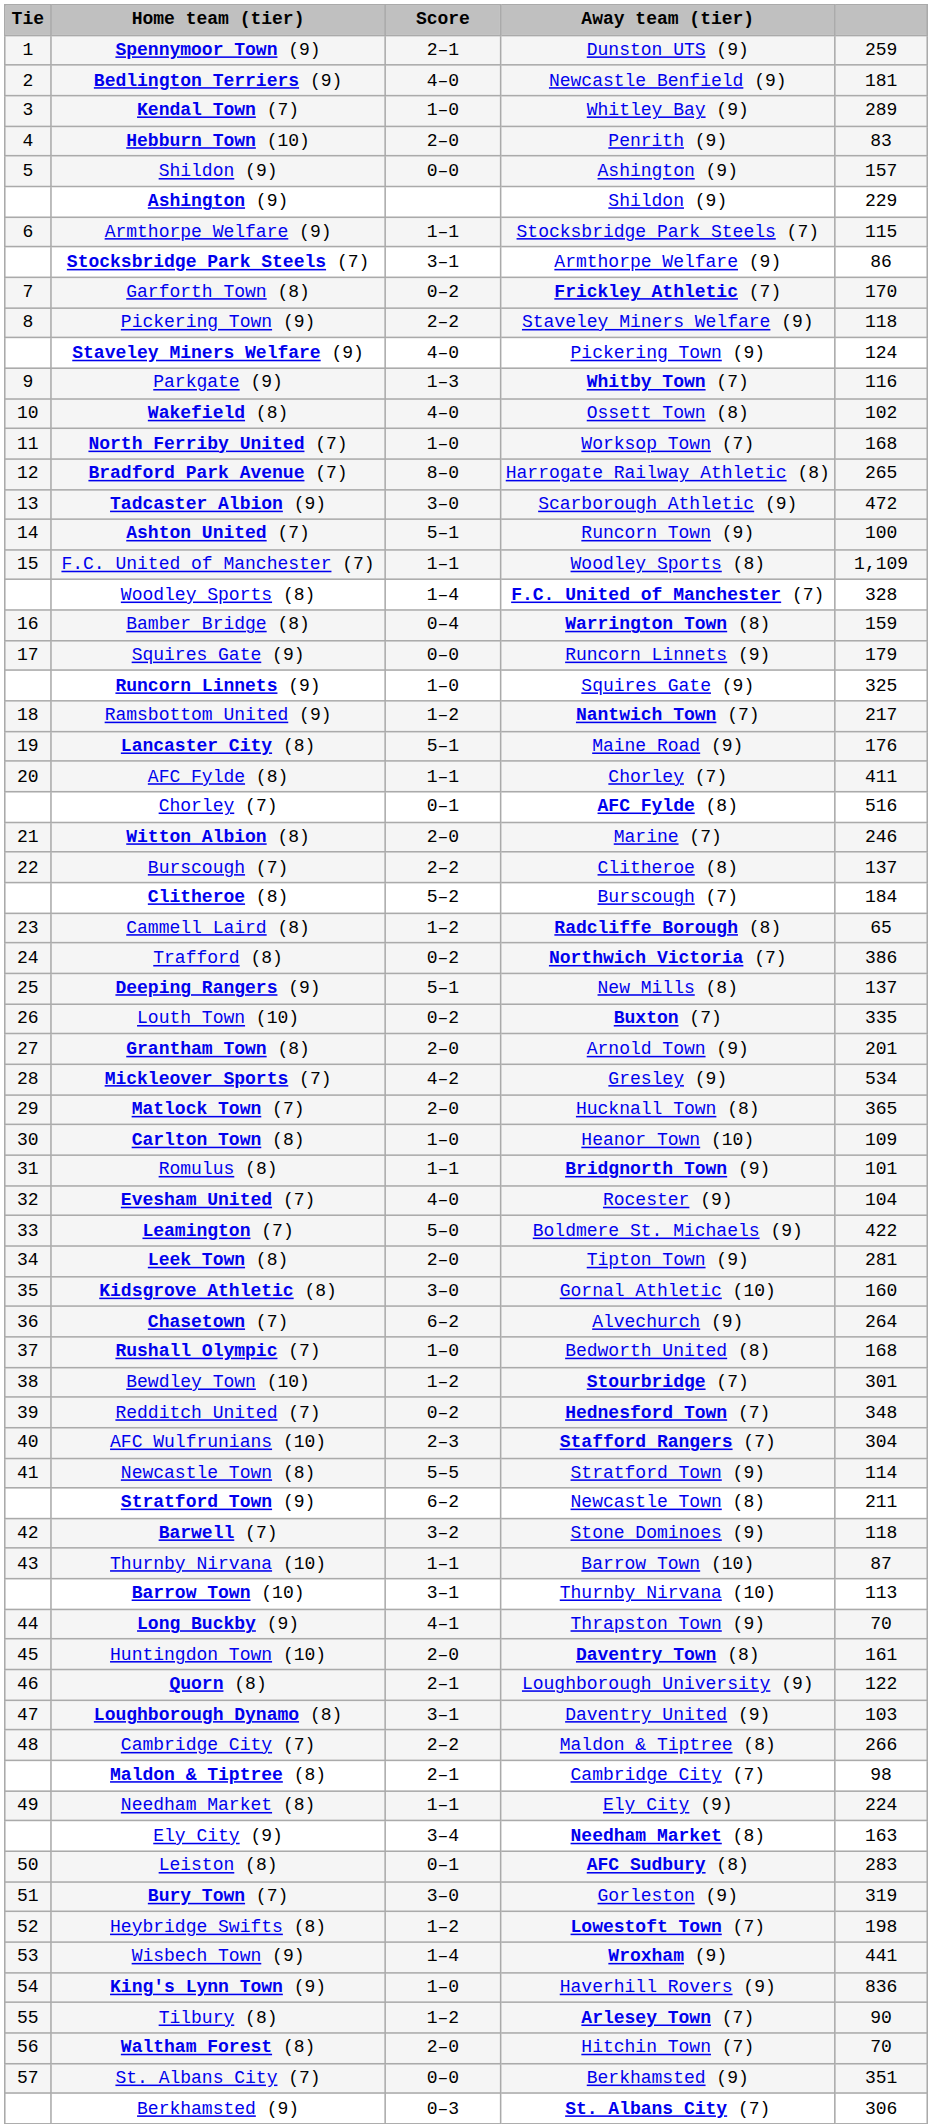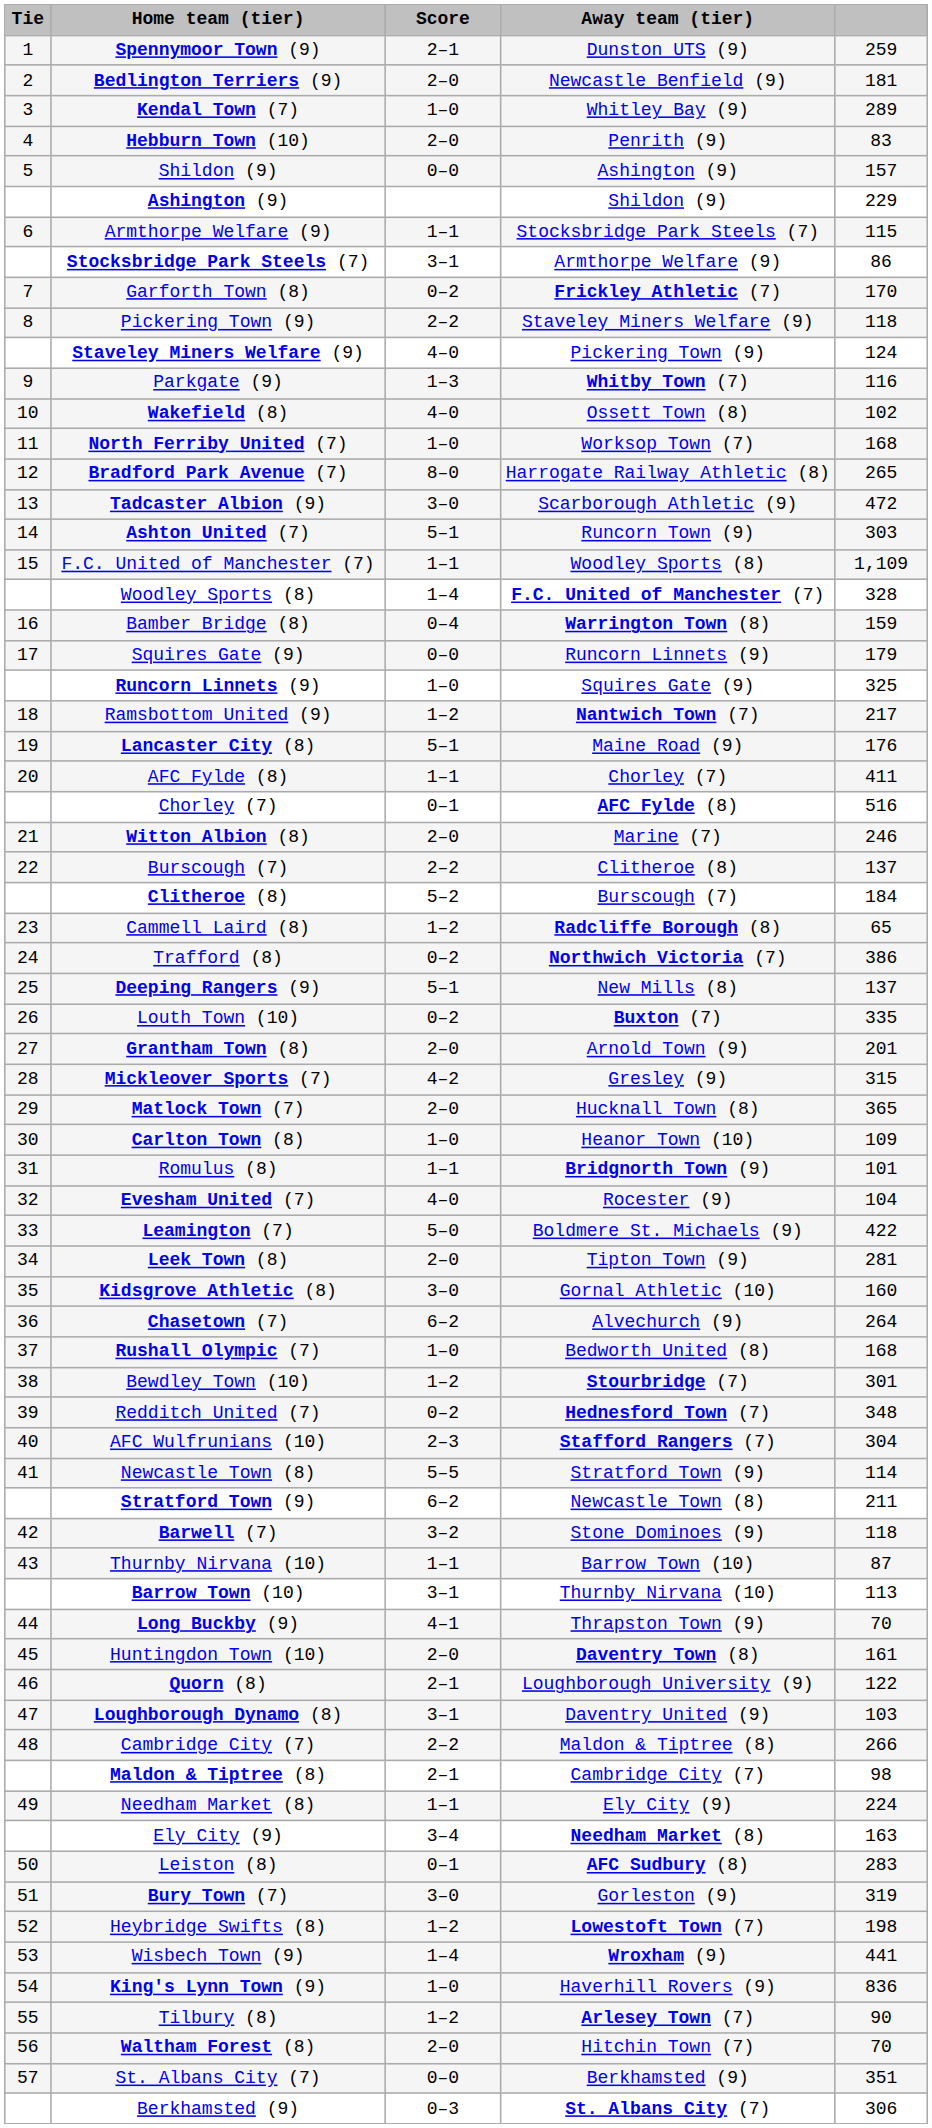(443, 80) 4–0 -> (443, 80) 2–0
(881, 534) 100 -> (881, 534) 303
(881, 1079) 534 -> (881, 1079) 315
